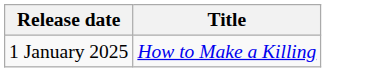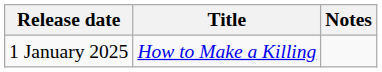+ column: (349, 19)
